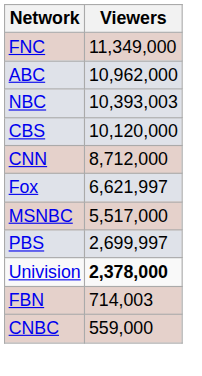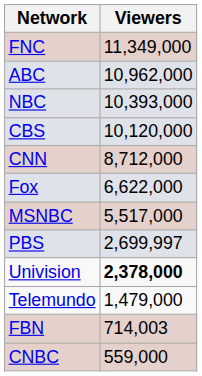(133, 103) 10,393,003 -> (148, 103) 10,393,000
(128, 187) 6,621,997 -> (143, 187) 6,622,000
+ row: (52, 300)
